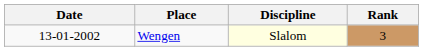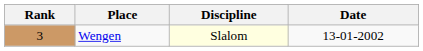columns swapped: (69, 14) <-> (383, 14)
